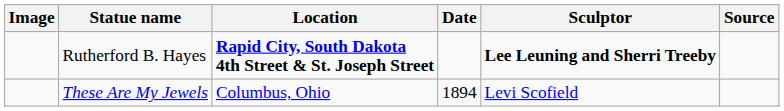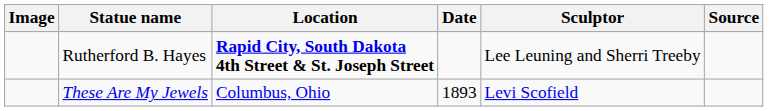(600, 55) bold -> (593, 55) normal
(459, 92) 1894 -> (459, 92) 1893
